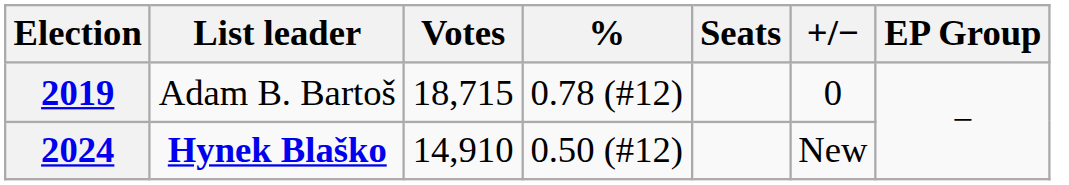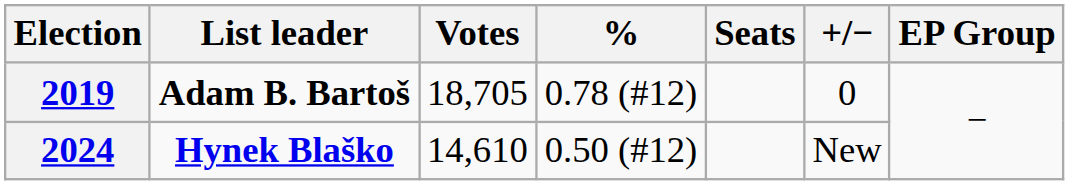(277, 91) normal -> (284, 91) bold
(463, 91) 18,715 -> (477, 91) 18,705
(463, 149) 14,910 -> (477, 149) 14,610
